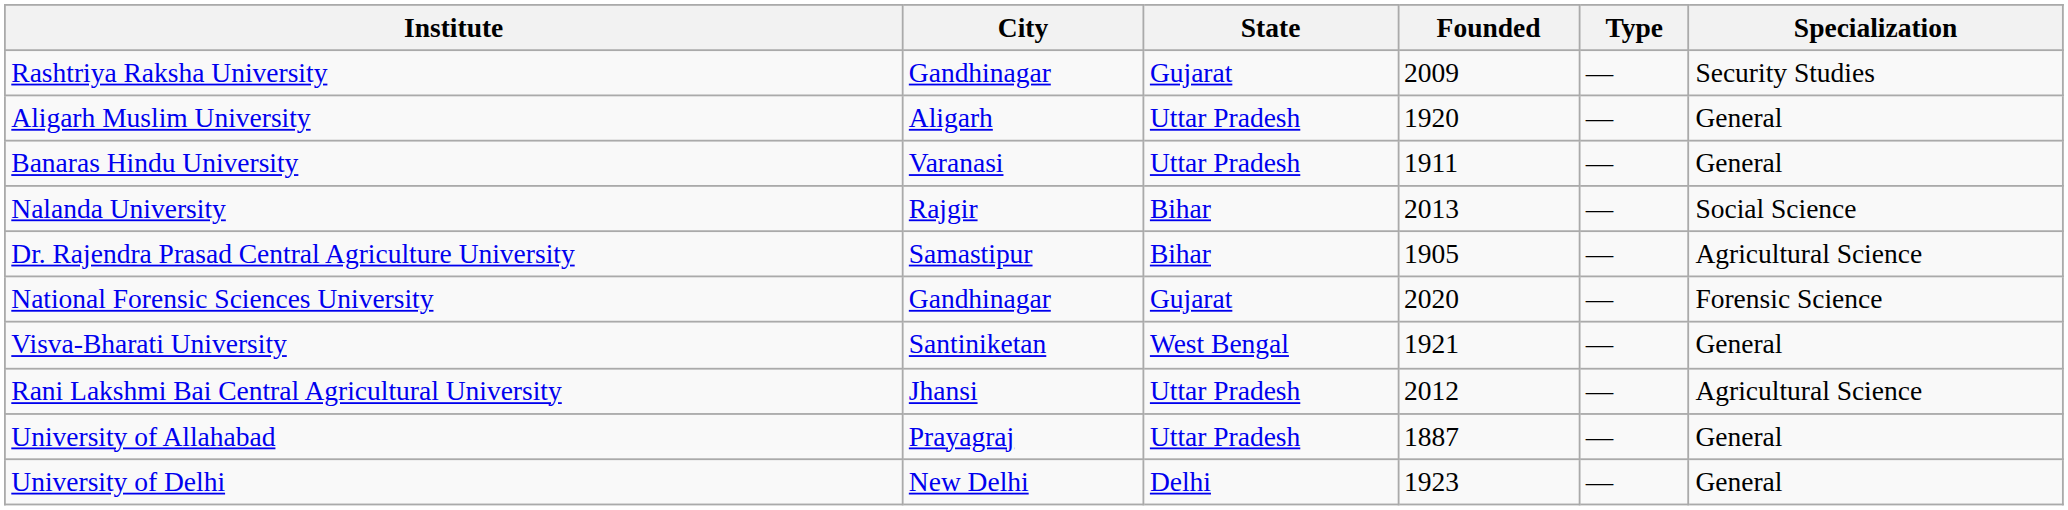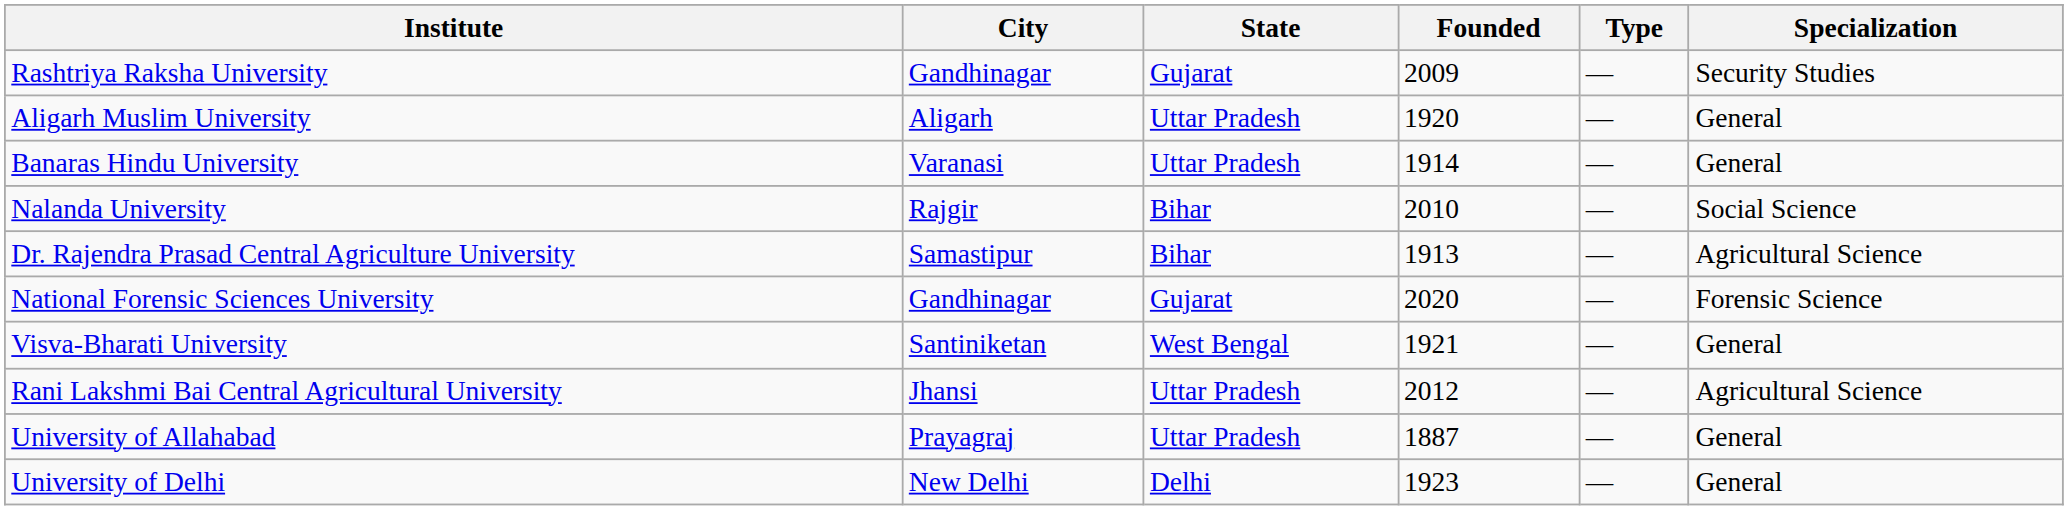(1431, 163) 1911 -> (1432, 163) 1914
(1432, 208) 2013 -> (1432, 208) 2010
(1432, 254) 1905 -> (1432, 254) 1913
